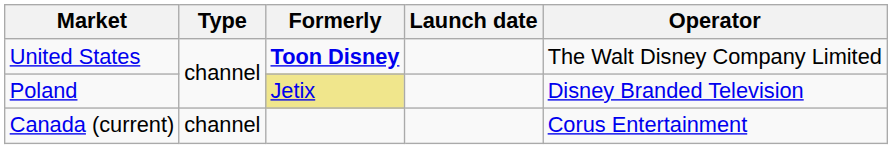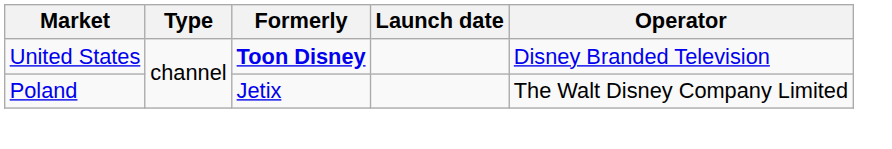(715, 56) The Walt Disney Company Limited -> (642, 56) Disney Branded Television
(293, 90) khaki background -> (259, 90) no background
(676, 90) Disney Branded Television -> (681, 90) The Walt Disney Company Limited
- row: (92, 125)
